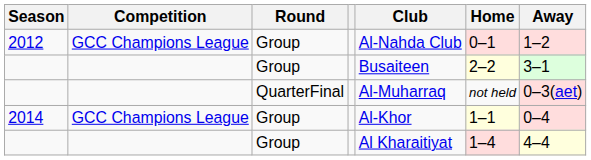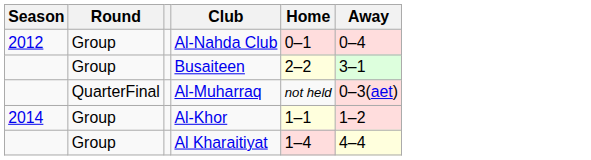- column: (160, 17)
(537, 42) 1–2 -> (352, 42) 0–4
(537, 117) 0–4 -> (352, 117) 1–2
